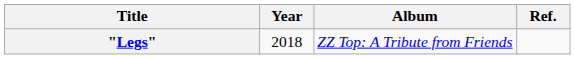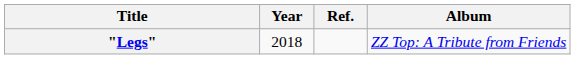columns swapped: (415, 16) <-> (543, 16)
